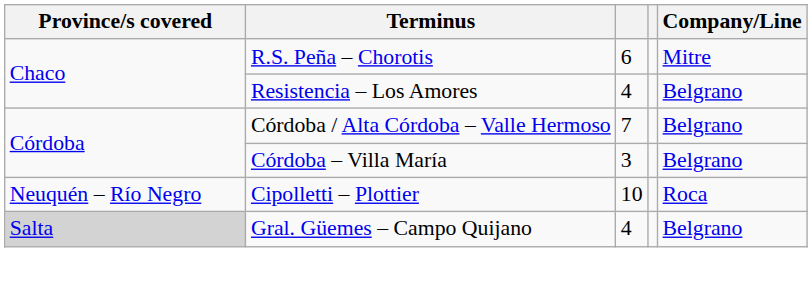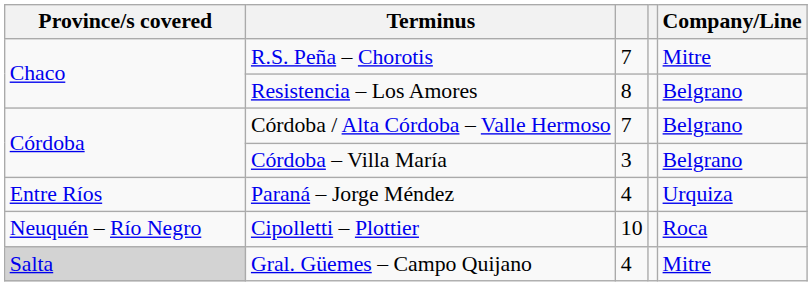(626, 56) 6 -> (626, 56) 7
(626, 90) 4 -> (626, 90) 8
+ row: (353, 194)
(702, 228) Belgrano -> (687, 263) Mitre
